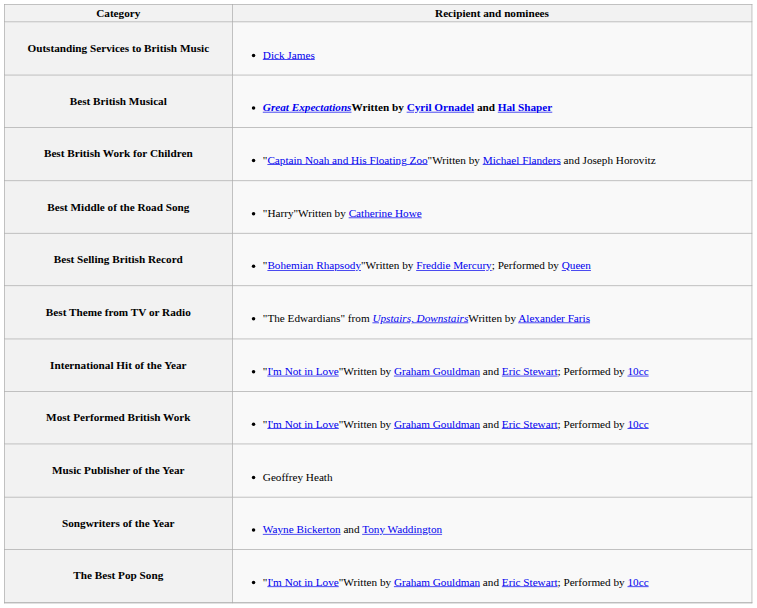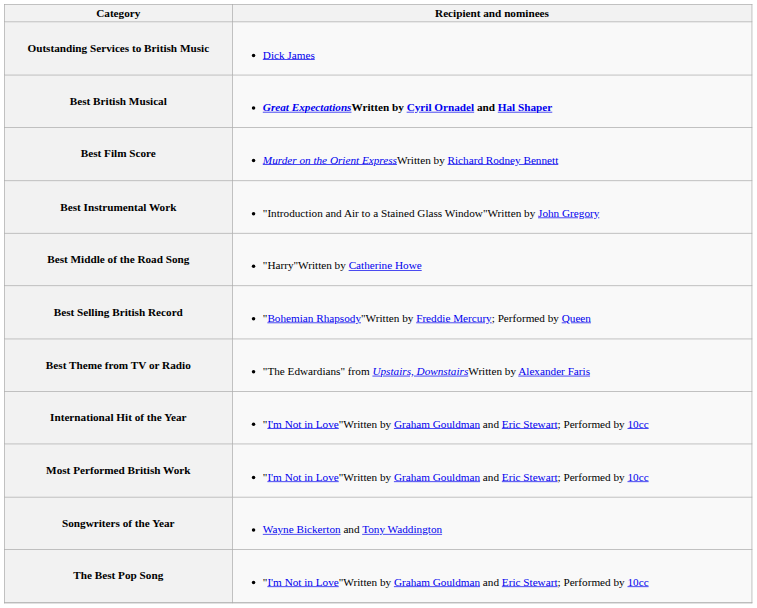- row: (118, 154)
+ row: (118, 154)
+ row: (118, 206)
- row: (118, 470)
